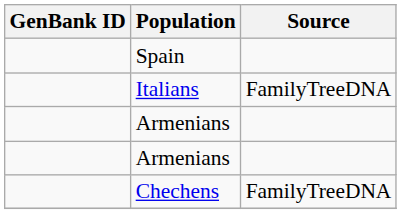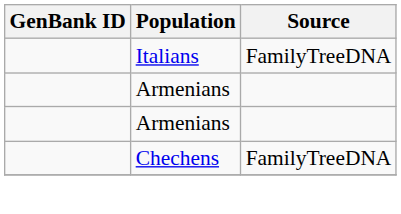- row: (160, 55)
